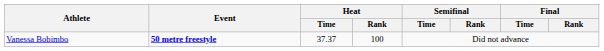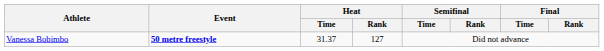(326, 39) 37.37 -> (326, 39) 31.37
(377, 39) 100 -> (377, 39) 127
